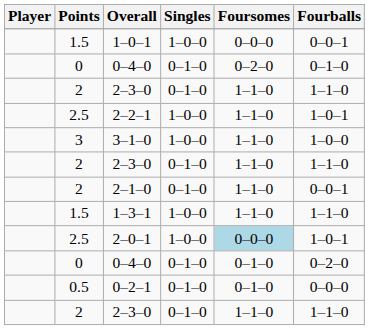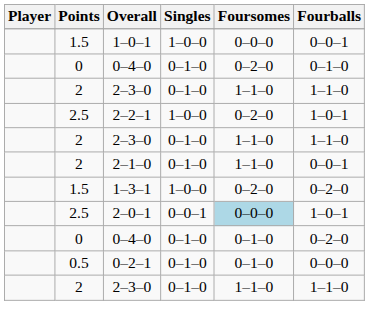(254, 115) 1–1–0 -> (254, 115) 0–2–0
- row: (79, 139)
(254, 213) 1–1–0 -> (254, 189) 0–2–0
(329, 213) 1–1–0 -> (329, 189) 0–2–0
(187, 238) 1–0–0 -> (187, 213) 0–0–1
